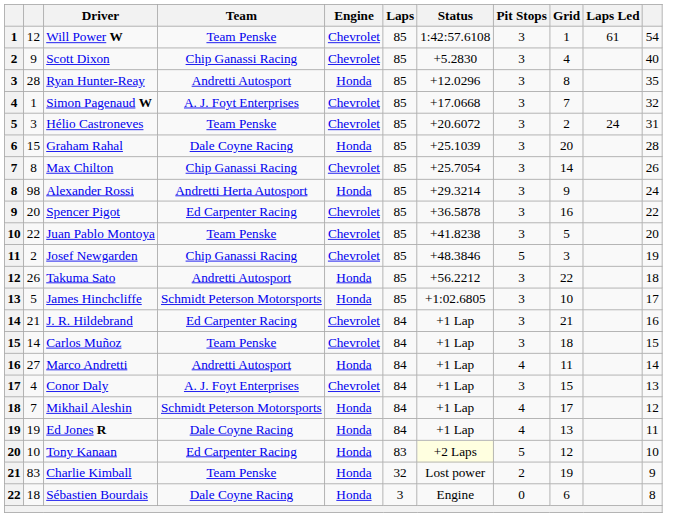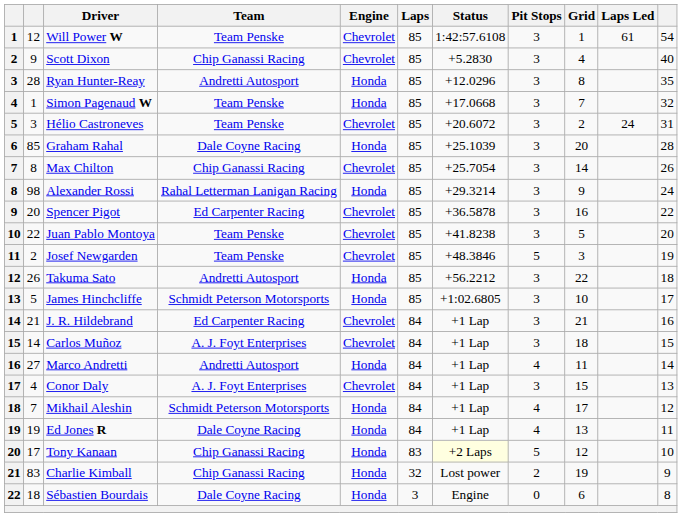(241, 102) A. J. Foyt Enterprises -> (249, 102) Team Penske
(354, 102) Chevrolet -> (369, 102) Honda
(33, 146) 15 -> (33, 146) 85
(241, 190) Andretti Herta Autosport -> (249, 190) Rahal Letterman Lanigan Racing
(241, 255) Chip Ganassi Racing -> (249, 255) Team Penske
(241, 342) Team Penske -> (249, 342) A. J. Foyt Enterprises
(33, 451) 10 -> (33, 451) 17
(241, 451) Ed Carpenter Racing -> (249, 451) Chip Ganassi Racing
(241, 473) Team Penske -> (249, 473) Chip Ganassi Racing
